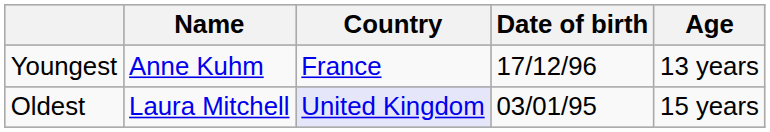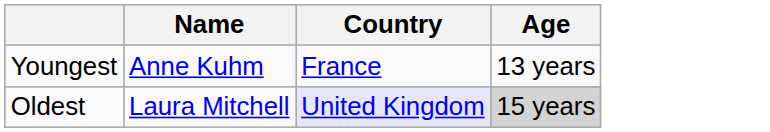- column: (572, 24)
(709, 106) no background -> (546, 106) lightgrey background
